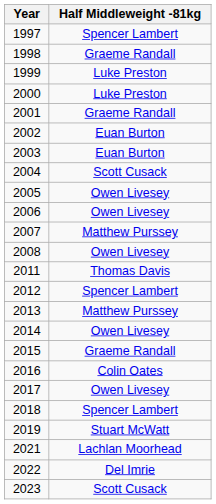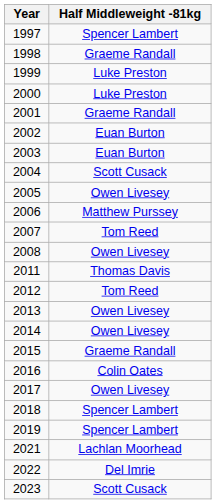(130, 212) Owen Livesey -> (130, 212) Matthew Purssey
(130, 232) Matthew Purssey -> (130, 232) Tom Reed
(130, 291) Spencer Lambert -> (130, 291) Tom Reed
(130, 311) Matthew Purssey -> (130, 311) Owen Livesey
(130, 430) Stuart McWatt -> (130, 430) Spencer Lambert
